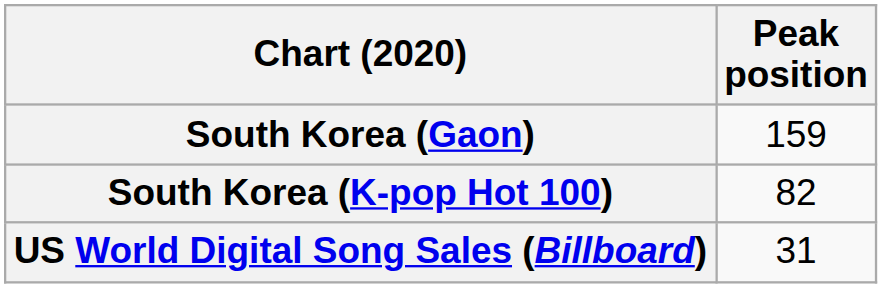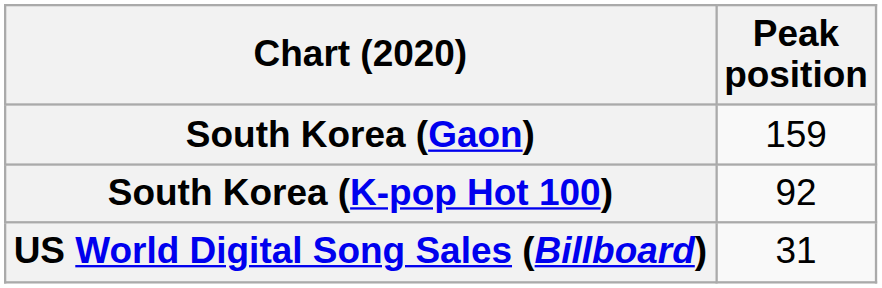(796, 192) 82 -> (796, 192) 92
